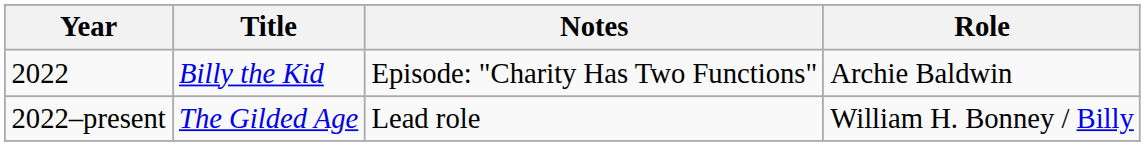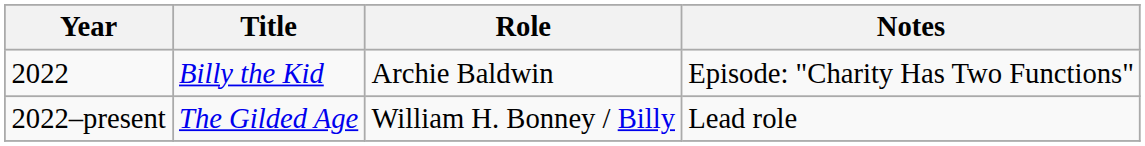columns swapped: (982, 27) <-> (594, 27)
